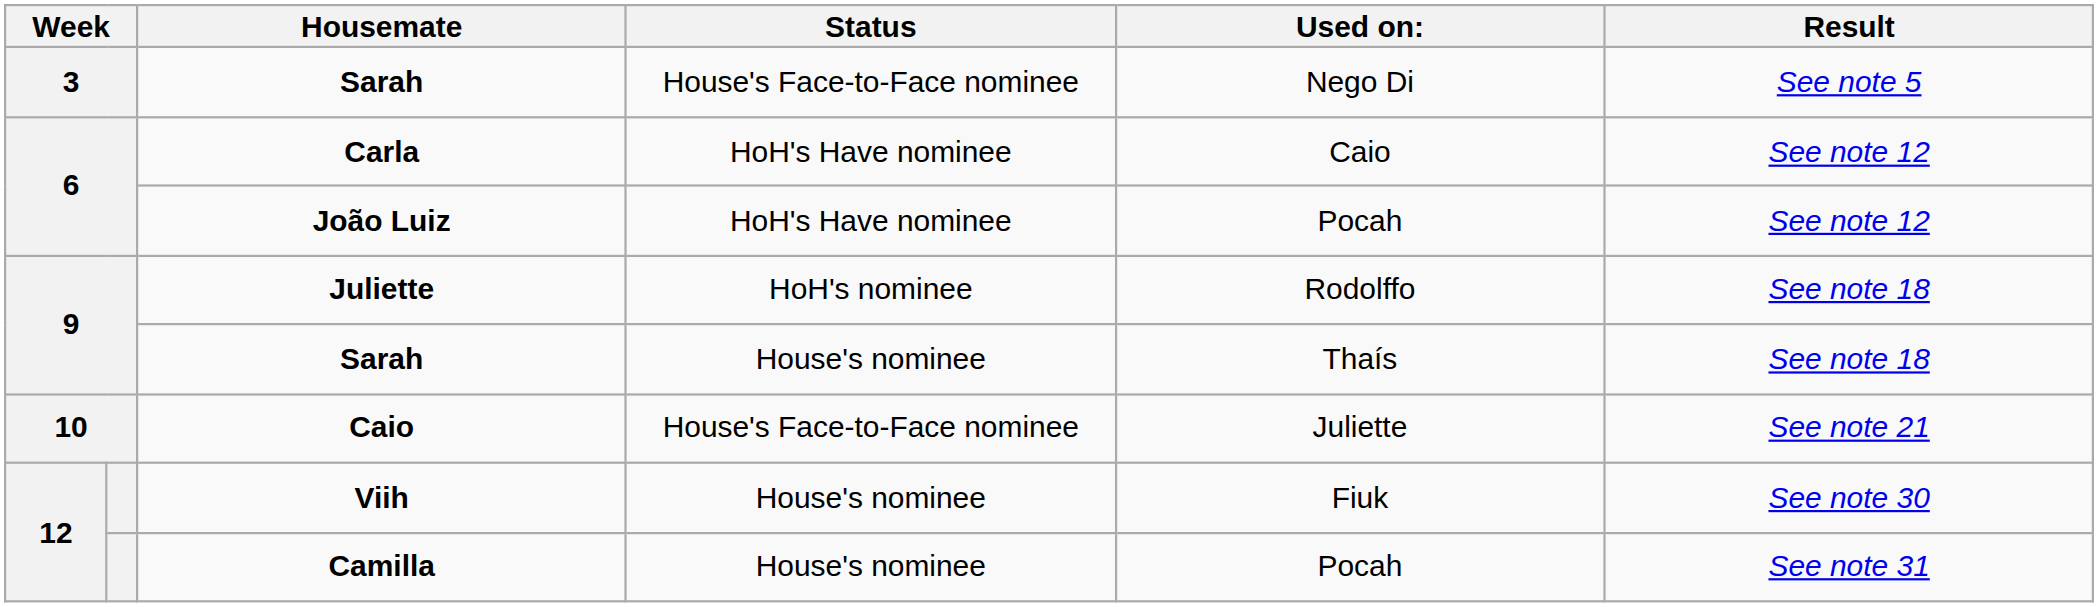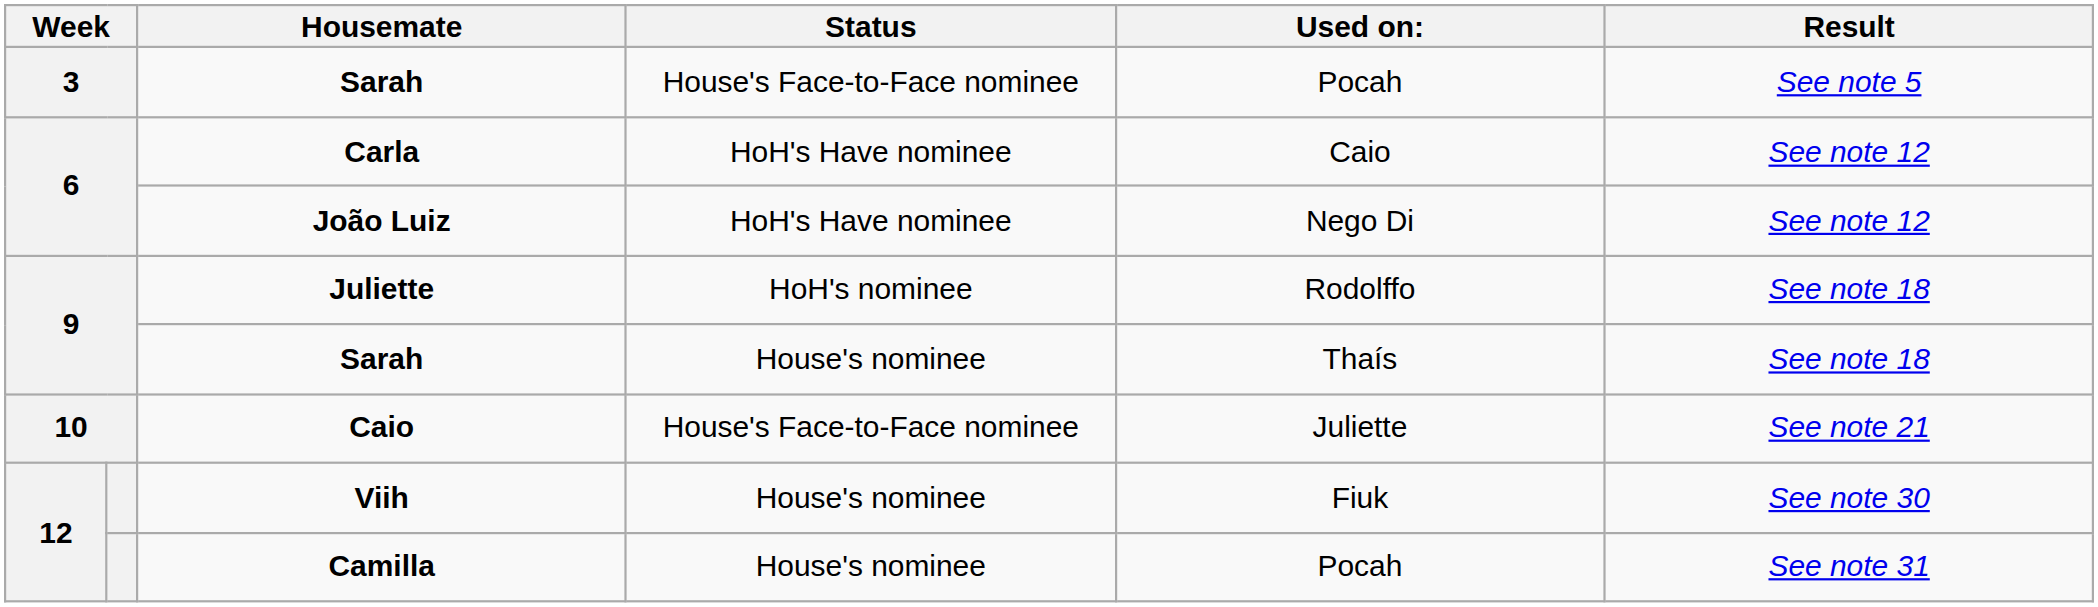(1360, 82) Nego Di -> (1360, 82) Pocah
(1360, 220) Pocah -> (1360, 220) Nego Di
